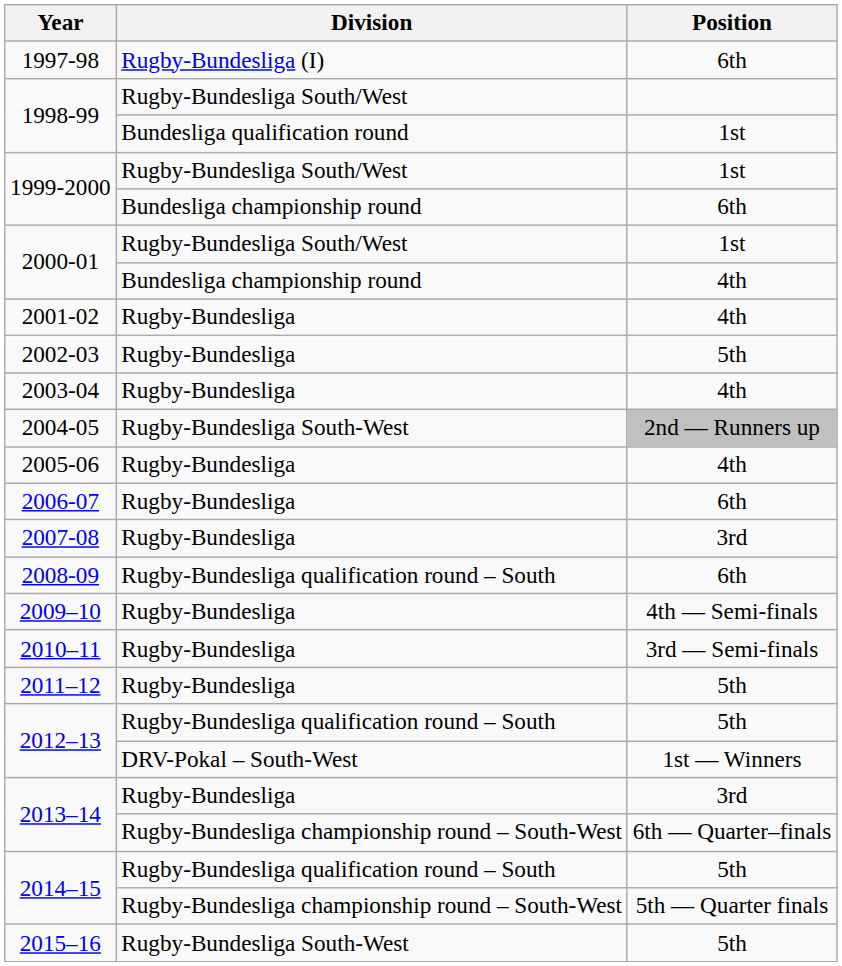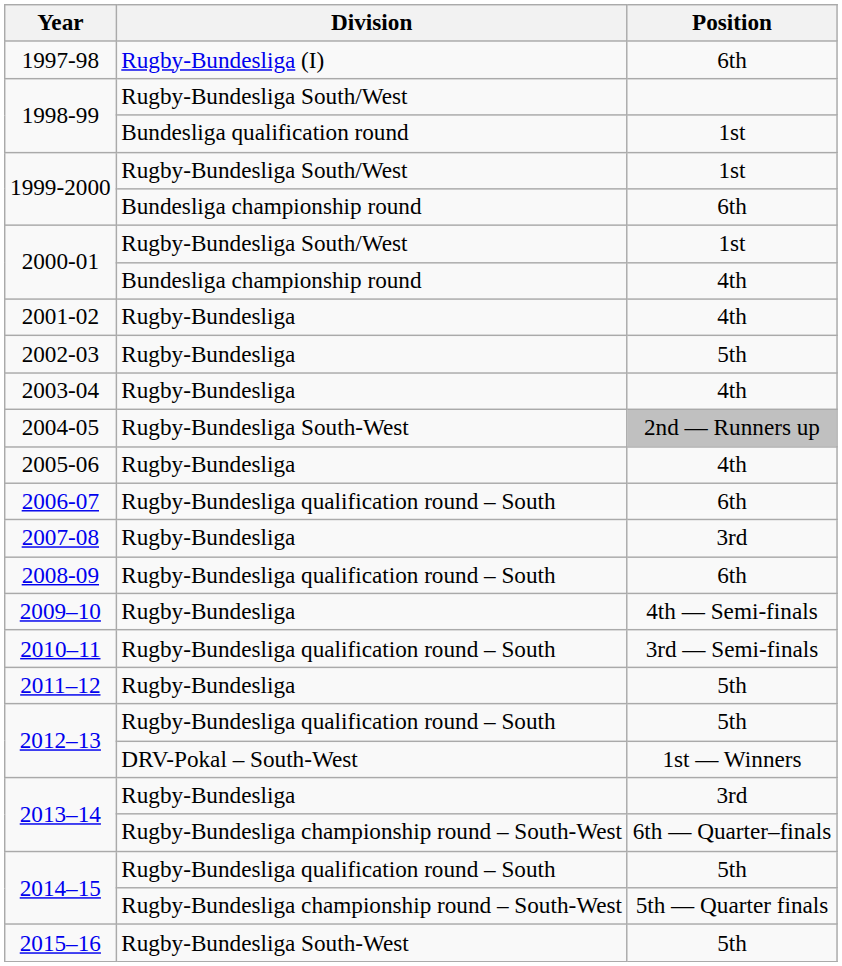(208, 501) Rugby-Bundesliga -> (338, 501) Rugby-Bundesliga qualification round – South
(208, 648) Rugby-Bundesliga -> (338, 648) Rugby-Bundesliga qualification round – South
